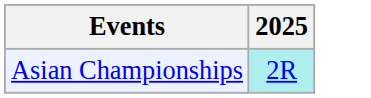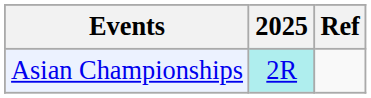+ column: (340, 26)
